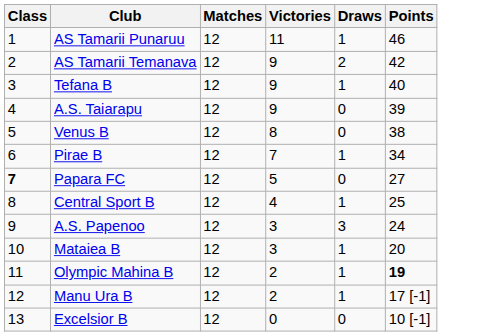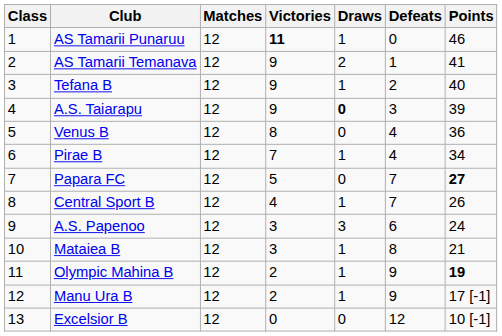+ column: (415, 16)
(277, 39) normal -> (277, 39) bold
(397, 62) 42 -> (457, 62) 41
(342, 109) normal -> (342, 109) bold
(397, 132) 38 -> (457, 132) 36
(12, 179) bold -> (12, 179) normal
(397, 179) normal -> (457, 179) bold
(397, 202) 25 -> (457, 202) 26
(397, 249) 20 -> (457, 249) 21
